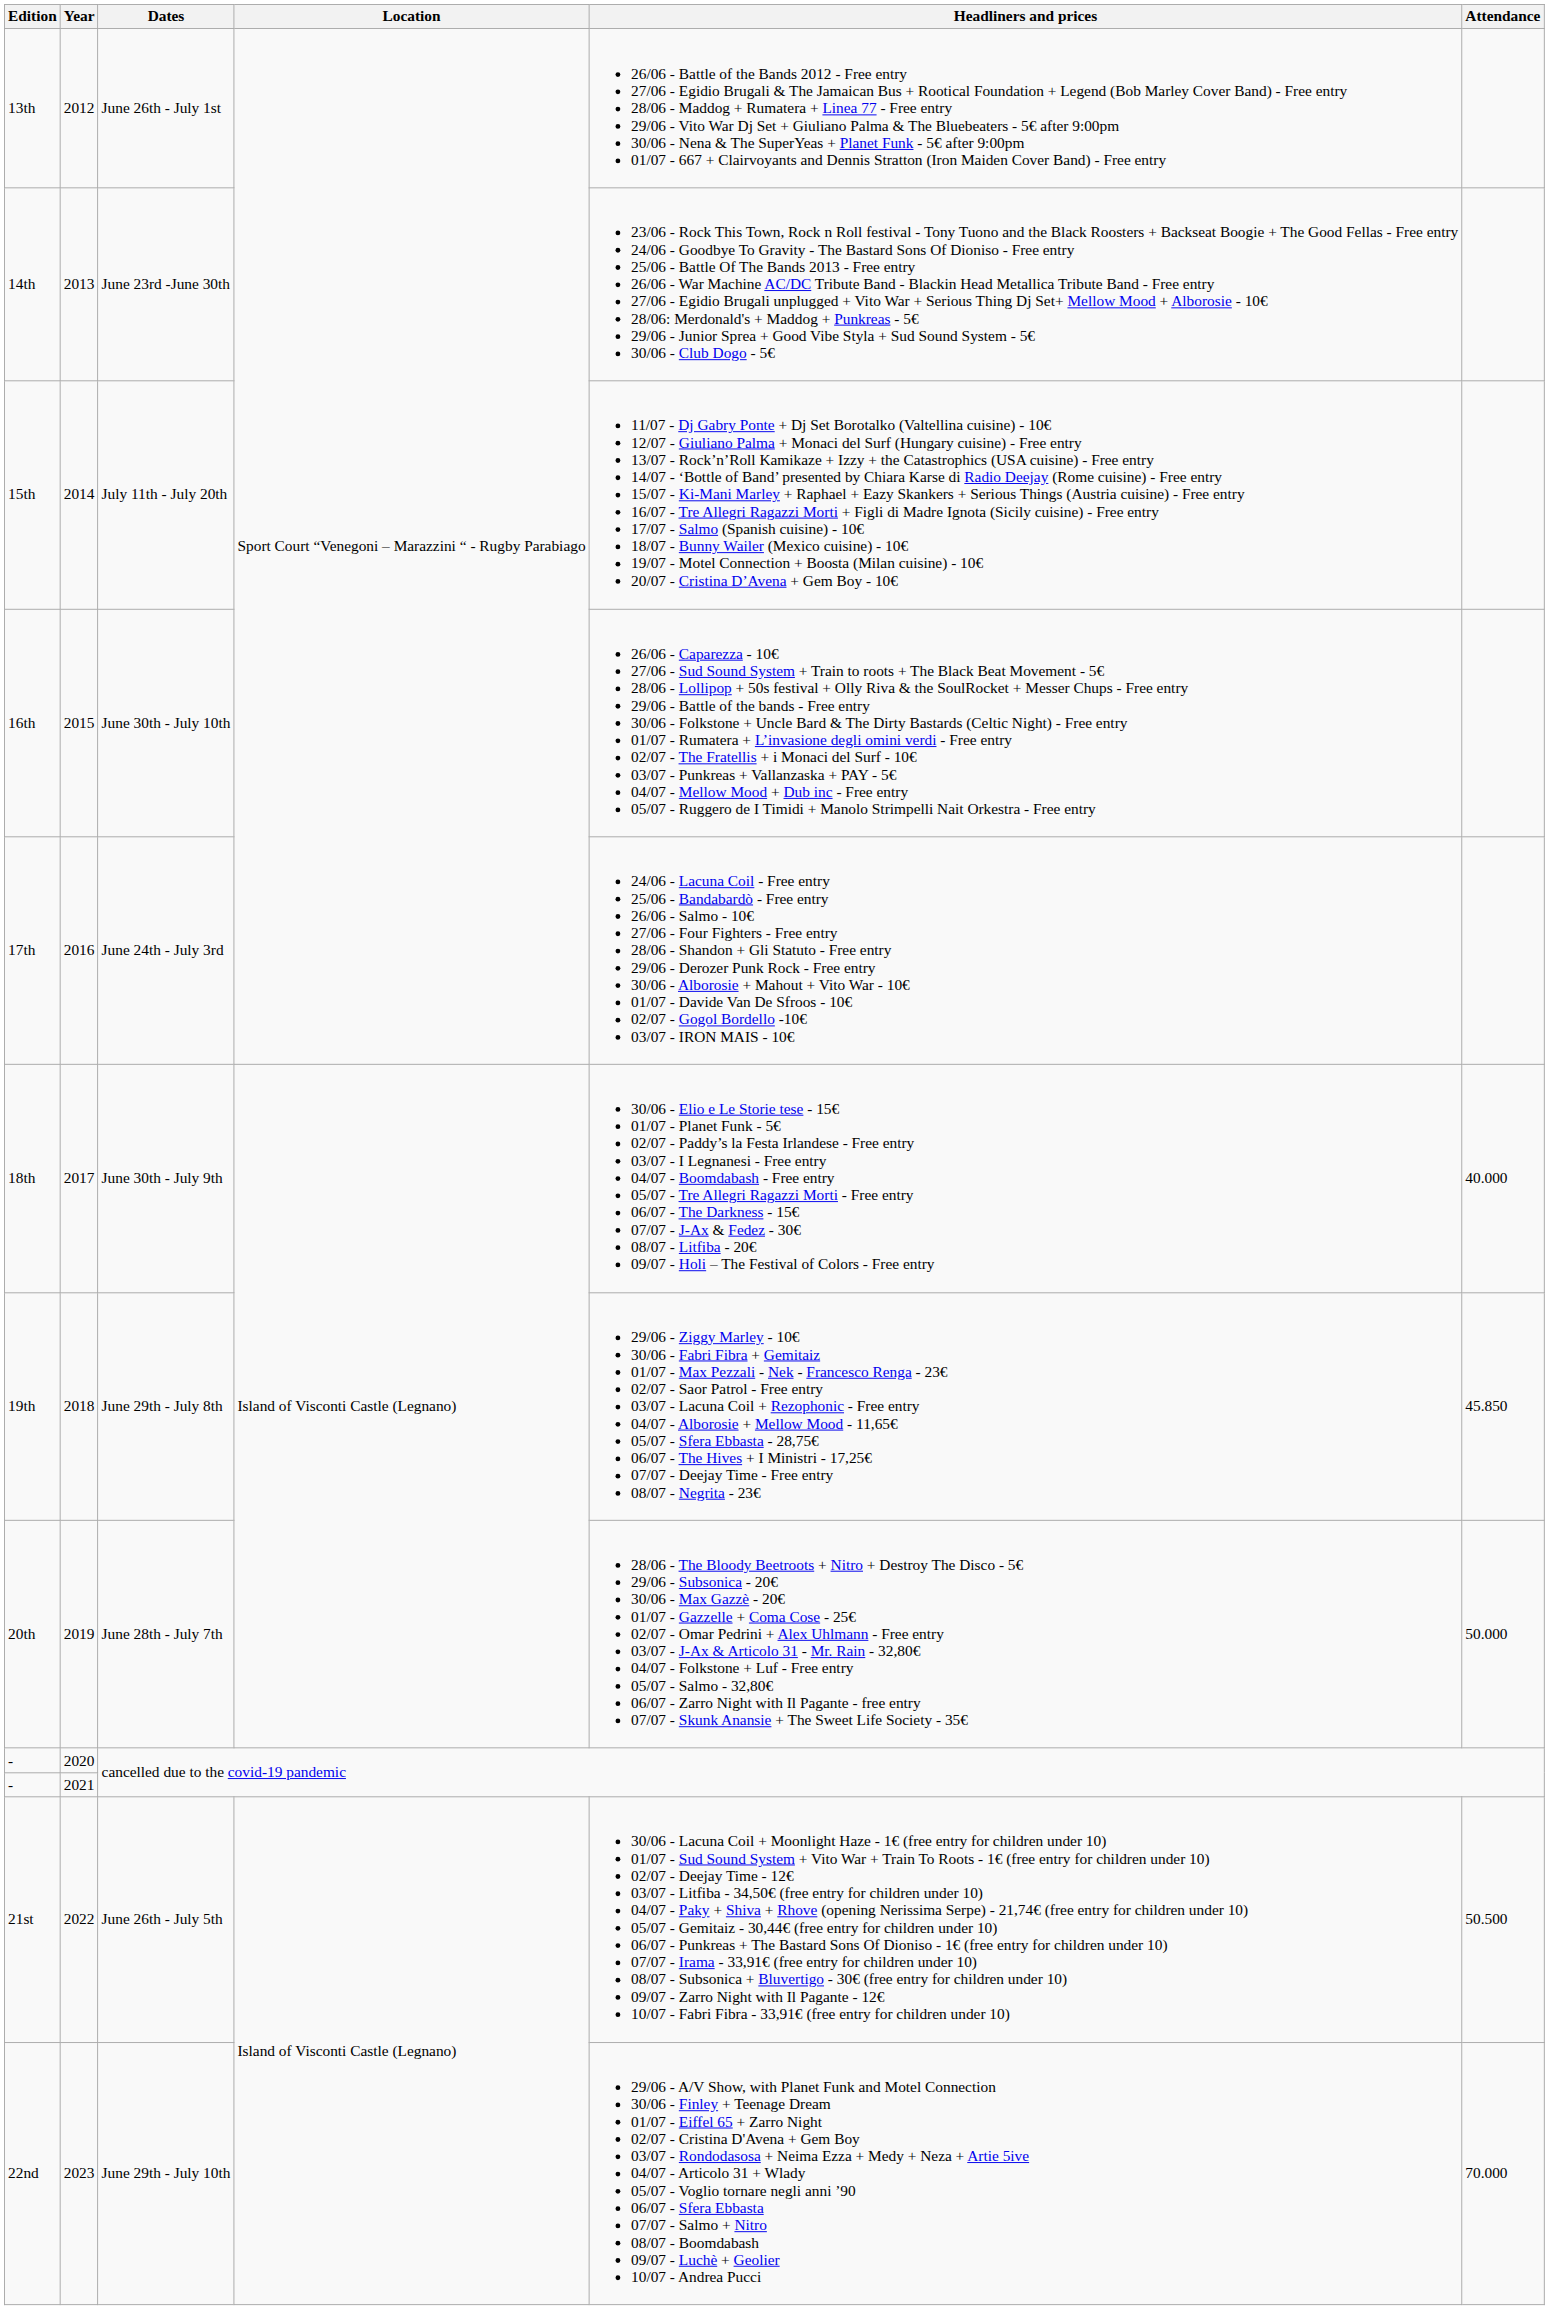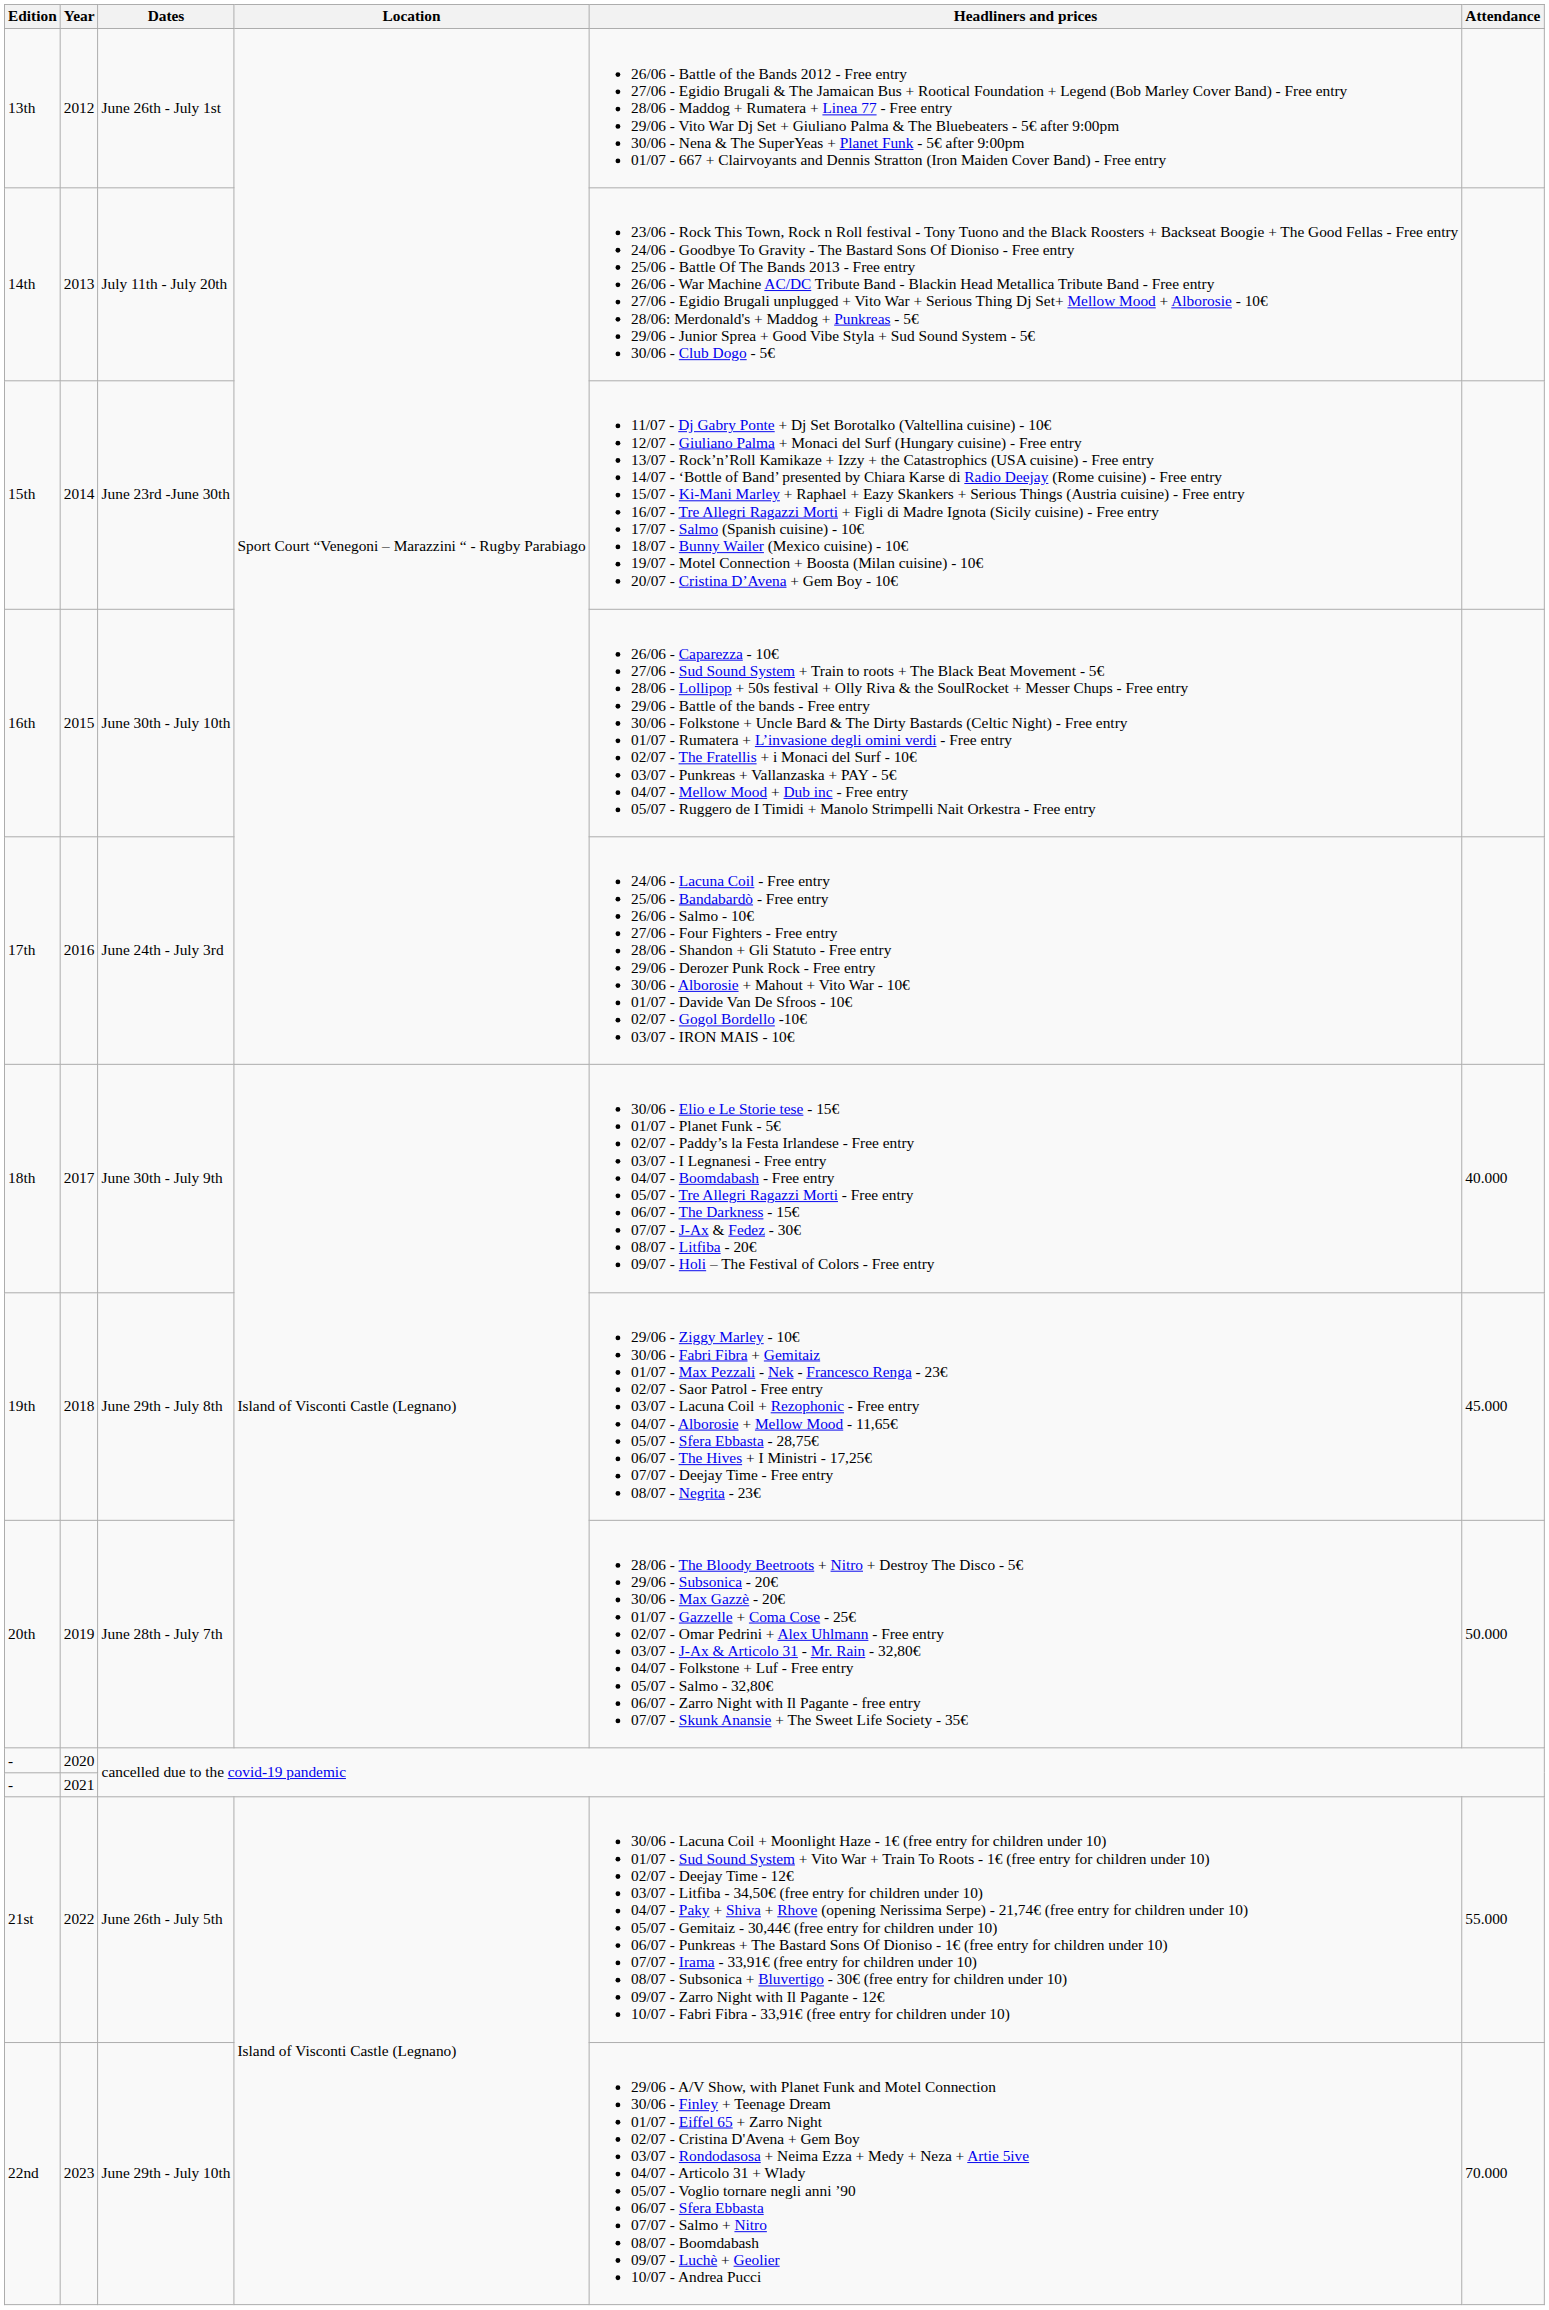(166, 284) June 23rd -June 30th -> (164, 284) July 11th - July 20th
(164, 494) July 11th - July 20th -> (166, 494) June 23rd -June 30th
(1486, 1406) 45.850 -> (1486, 1406) 45.000
(1486, 1919) 50.500 -> (1486, 1919) 55.000
